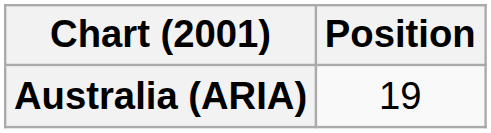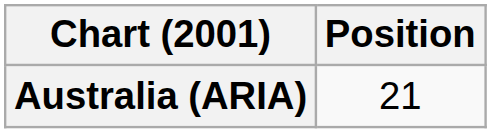(400, 95) 19 -> (400, 95) 21
